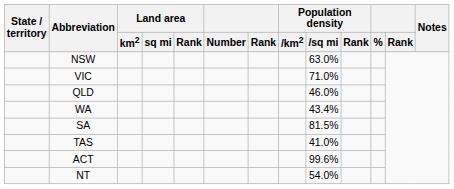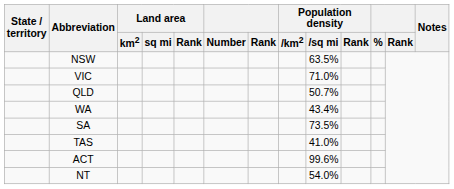(324, 60) 63.0% -> (324, 60) 63.5%
(324, 93) 46.0% -> (324, 93) 50.7%
(324, 126) 81.5% -> (324, 126) 73.5%
